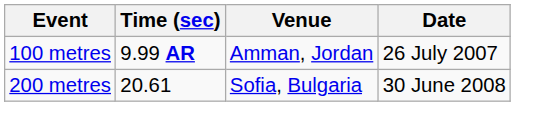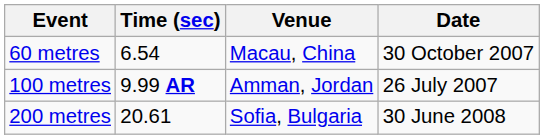+ row: (54, 52)
